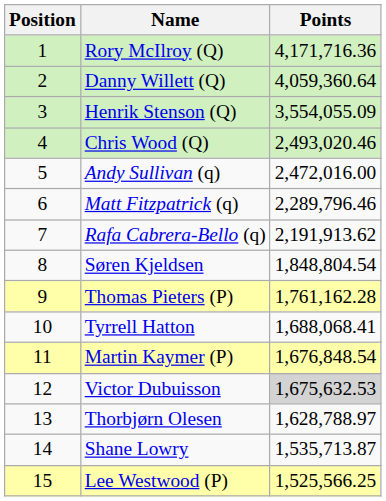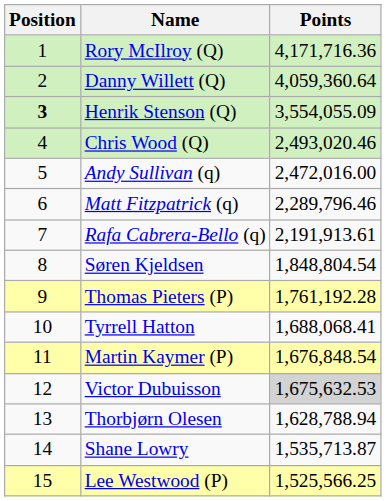(42, 111) normal -> (42, 111) bold
(325, 234) 2,191,913.62 -> (325, 234) 2,191,913.61
(325, 296) 1,761,162.28 -> (325, 296) 1,761,192.28
(325, 419) 1,628,788.97 -> (325, 419) 1,628,788.94
